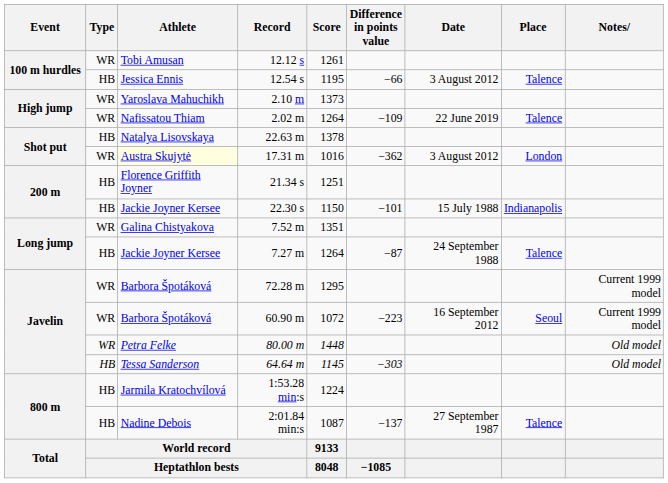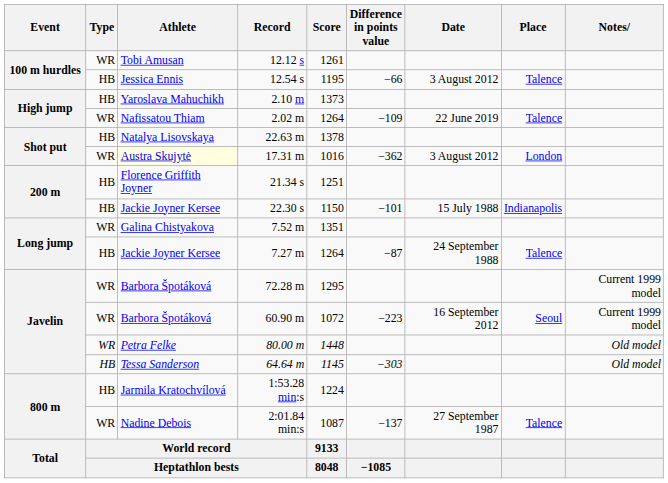(106, 98) WR -> (107, 98) HB
(107, 422) HB -> (106, 422) WR
